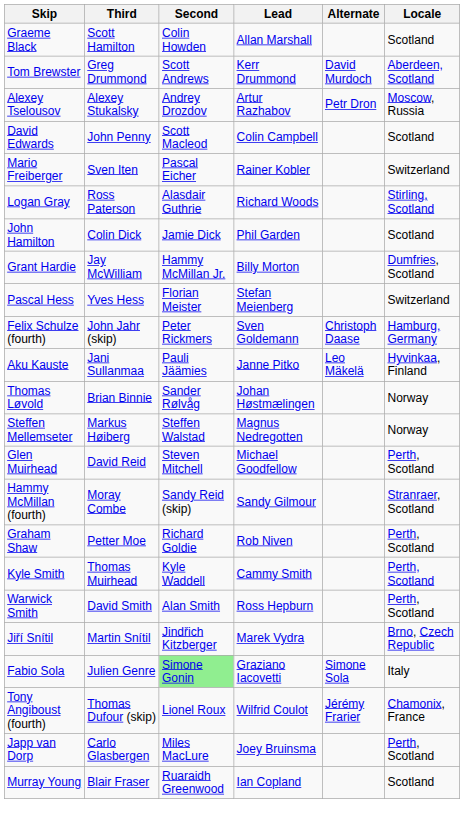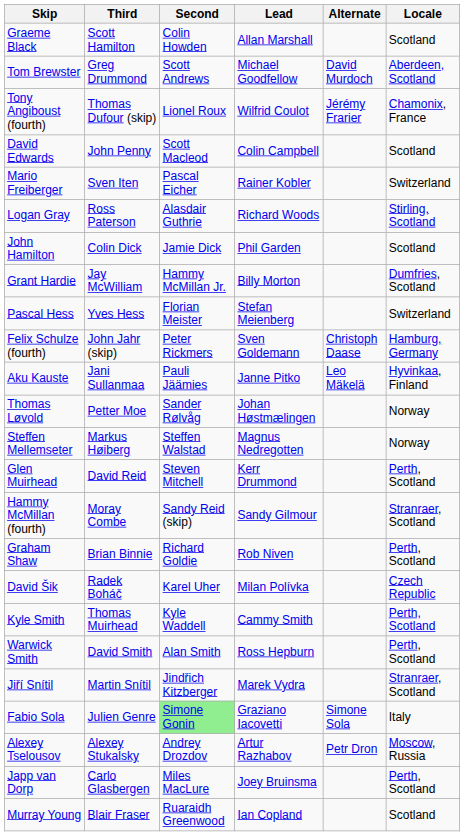(266, 72) Kerr Drummond -> (267, 72) Michael Goodfellow
rows swapped: (34, 710) <-> (34, 104)
(120, 397) Brian Binnie -> (117, 411) Petter Moe
(267, 462) Michael Goodfellow -> (267, 476) Kerr Drummond
(117, 541) Petter Moe -> (120, 554) Brian Binnie
+ row: (32, 587)
(421, 638) Brno, Czech Republic -> (415, 684) Stranraer, Scotland
